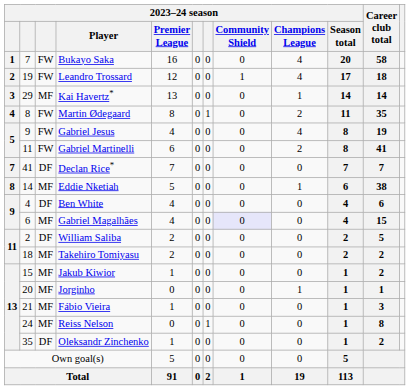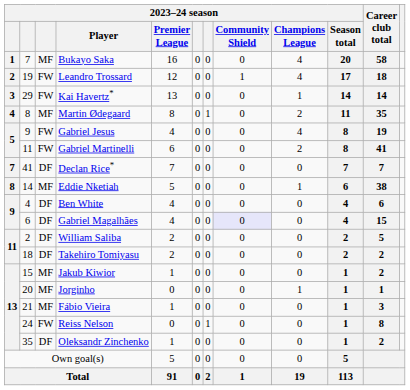(46, 59) FW -> (46, 59) MF
(46, 95) MF -> (46, 95) FW
(46, 114) FW -> (46, 114) MF
(46, 220) MF -> (46, 220) DF
(46, 255) MF -> (46, 255) DF
(46, 324) MF -> (46, 324) FW
